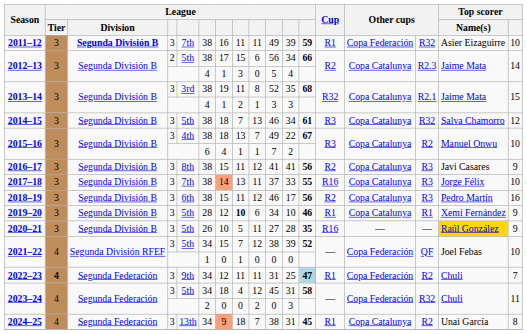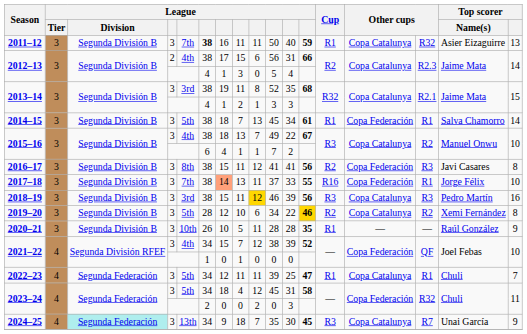(118, 43) bold -> (118, 43) normal
(207, 43) normal -> (207, 43) bold
(274, 43) 49 -> (274, 43) 50
(291, 43) 39 -> (291, 43) 40
(380, 43) Copa Federación -> (380, 43) Copa Catalunya
(515, 43) 10 -> (515, 43) 13
(188, 58) 5th -> (188, 58) 4th
(291, 58) 34 -> (291, 58) 31
(274, 120) 46 -> (274, 120) 45
(330, 120) R3 -> (330, 120) R1
(380, 120) Copa Catalunya -> (380, 120) Copa Federación
(427, 120) R32 -> (427, 120) R1
(515, 120) 12 -> (515, 120) 14
(380, 167) Copa Catalunya -> (380, 167) Copa Federación
(515, 167) 9 -> (515, 167) 8
(380, 182) Copa Catalunya -> (380, 182) Copa Federación
(427, 182) R3 -> (427, 182) R1
(188, 197) 6th -> (188, 197) 3rd
(257, 197) no background -> (257, 197) gold background
(291, 197) 17 -> (291, 197) 39
(330, 197) R2 -> (330, 197) R3
(241, 213) bold -> (241, 213) normal
(291, 213) 10 -> (291, 213) 22
(307, 213) no background -> (307, 213) gold background
(330, 213) R1 -> (330, 213) R2
(427, 213) R1 -> (427, 213) R2
(515, 213) 9 -> (515, 213) 8
(188, 228) 5th -> (188, 228) 10th
(274, 228) 27 -> (274, 228) 28
(330, 228) R16 -> (330, 228) R1
(470, 228) gold background -> (470, 228) no background
(188, 244) 5th -> (188, 244) 4th
(57, 275) bold -> (57, 275) normal
(188, 275) 9th -> (188, 275) 5th
(274, 275) 31 -> (274, 275) 39
(307, 275) lightblue background -> (307, 275) no background
(380, 275) Copa Federación -> (380, 275) Copa Catalunya
(427, 275) R2 -> (427, 275) R1
(118, 321) no background -> (118, 321) paleturquoise background
(224, 321) lightsalmon background -> (224, 321) no background
(274, 321) 38 -> (274, 321) 35
(291, 321) 31 -> (291, 321) 30
(330, 321) R1 -> (330, 321) R3
(427, 321) R2 -> (427, 321) R7
(515, 321) 8 -> (515, 321) 9
